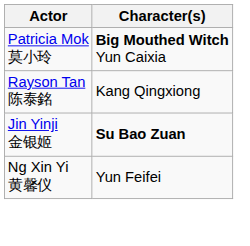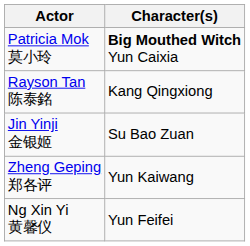(141, 134) bold -> (151, 134) normal
+ row: (54, 176)
